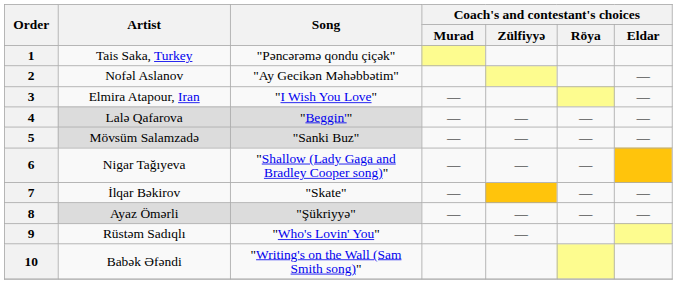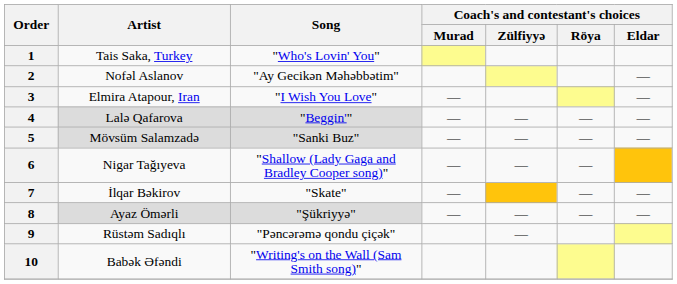(326, 56) "Pəncərəmə qondu çiçək" -> (326, 56) "Who's Lovin' You"
(326, 234) "Who's Lovin' You" -> (326, 234) "Pəncərəmə qondu çiçək"
